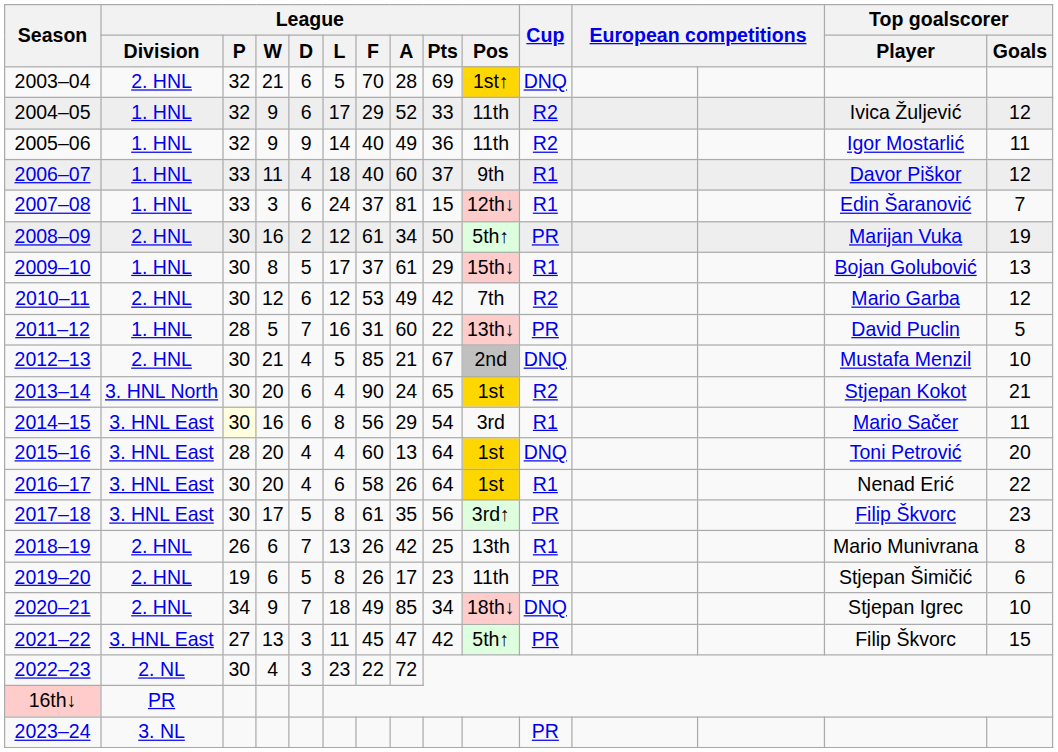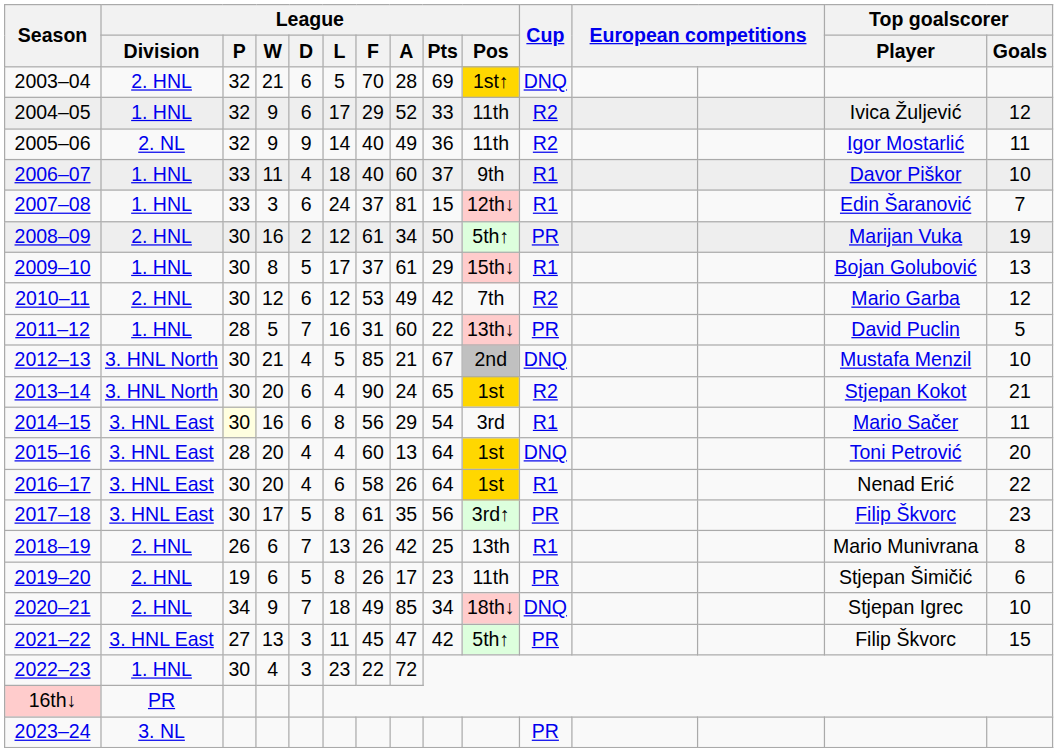(162, 143) 1. HNL -> (162, 143) 2. NL
(1020, 174) 12 -> (1020, 174) 10
(162, 360) 2. HNL -> (162, 360) 3. HNL North
(162, 670) 2. NL -> (162, 670) 1. HNL
